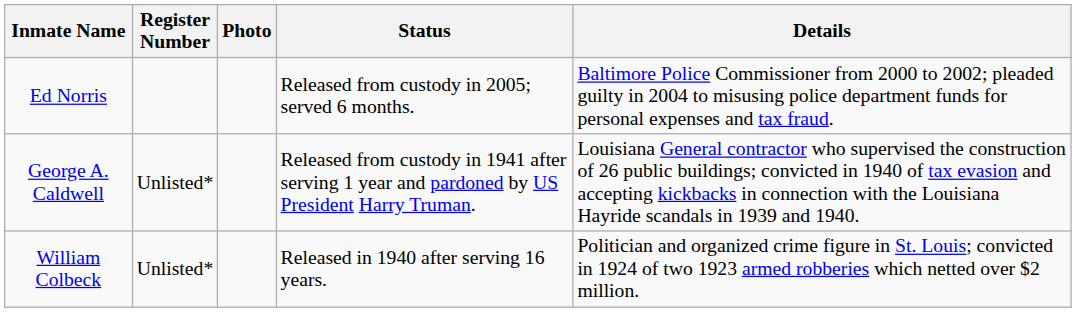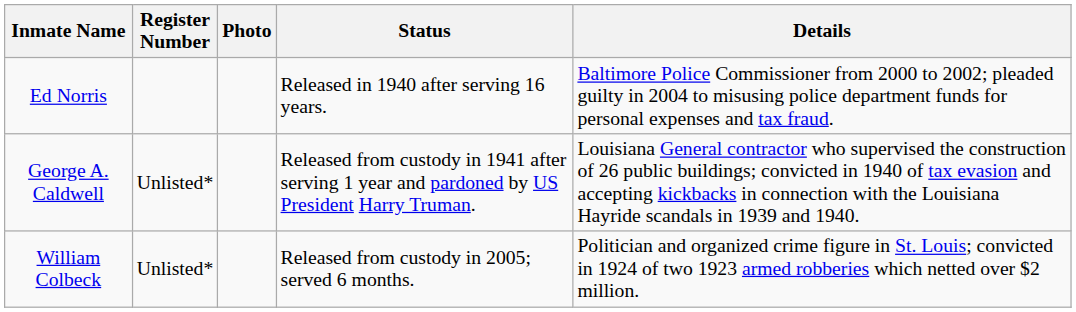(406, 95) Released from custody in 2005; served 6 months. -> (413, 95) Released in 1940 after serving 16 years.
(413, 268) Released in 1940 after serving 16 years. -> (406, 268) Released from custody in 2005; served 6 months.
